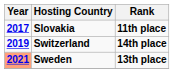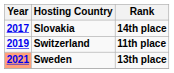(142, 28) 11th place -> (142, 28) 14th place
(142, 44) 14th place -> (142, 44) 11th place
